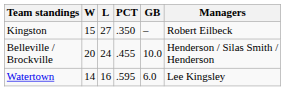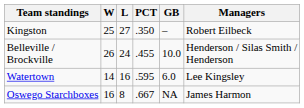(90, 30) 15 -> (109, 30) 25
(90, 53) 20 -> (109, 53) 26
+ row: (53, 94)
